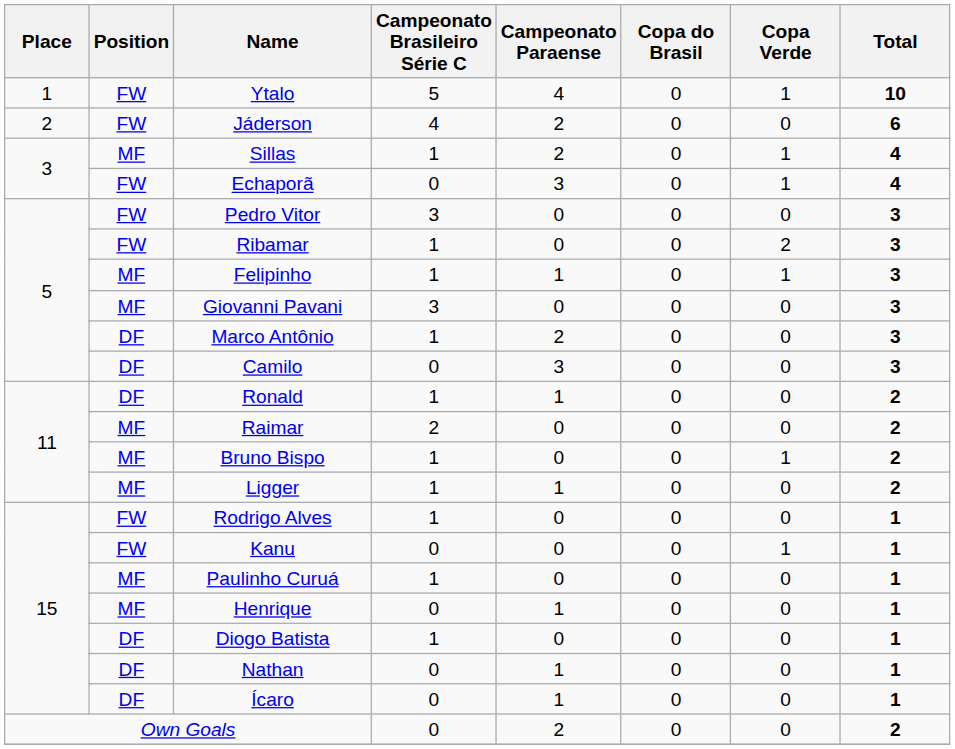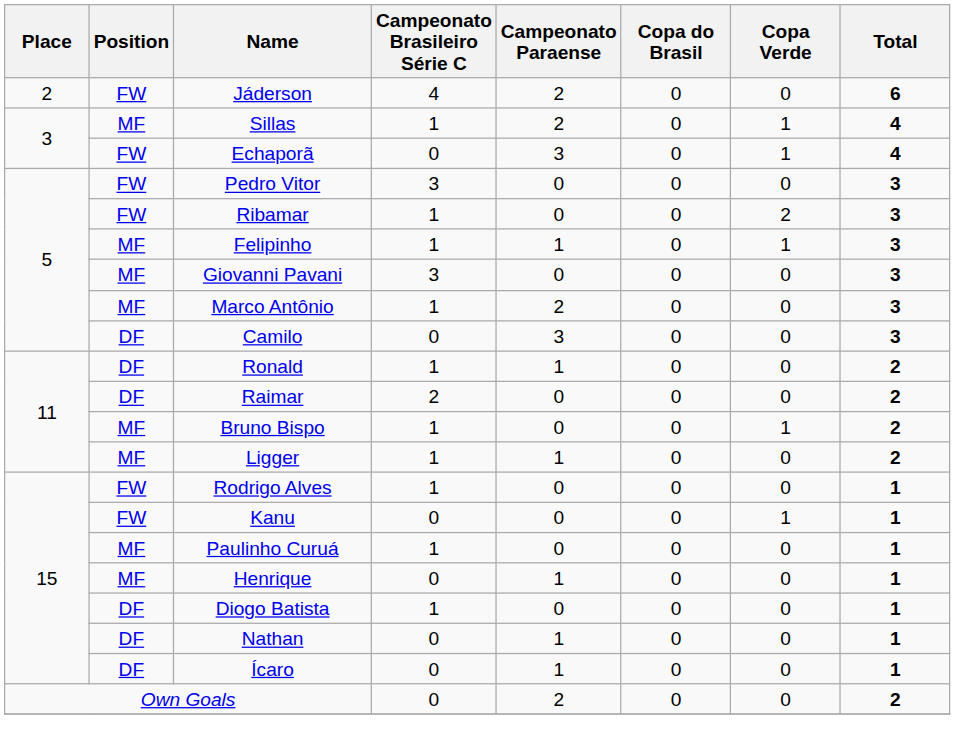- row: (273, 93)
(131, 336) DF -> (131, 305) MF
(131, 427) MF -> (131, 396) DF
